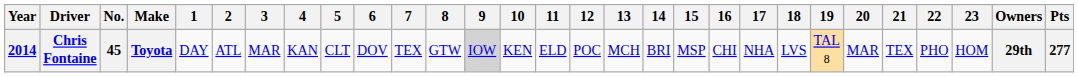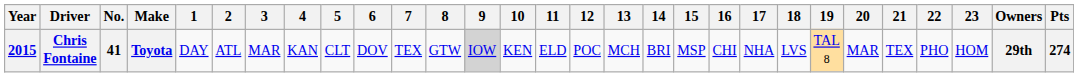(22, 50) 2014 -> (22, 50) 2015
(114, 50) 45 -> (114, 50) 41
(1060, 50) 277 -> (1060, 50) 274
